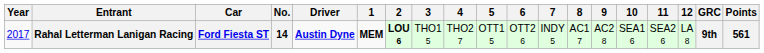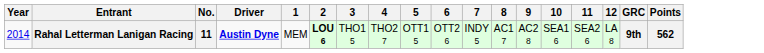- column: (234, 13)
(18, 35) 2017 -> (18, 35) 2014
(282, 35) 14 -> (206, 35) 11
(371, 35) bold -> (296, 35) normal
(741, 35) 561 -> (665, 35) 562
